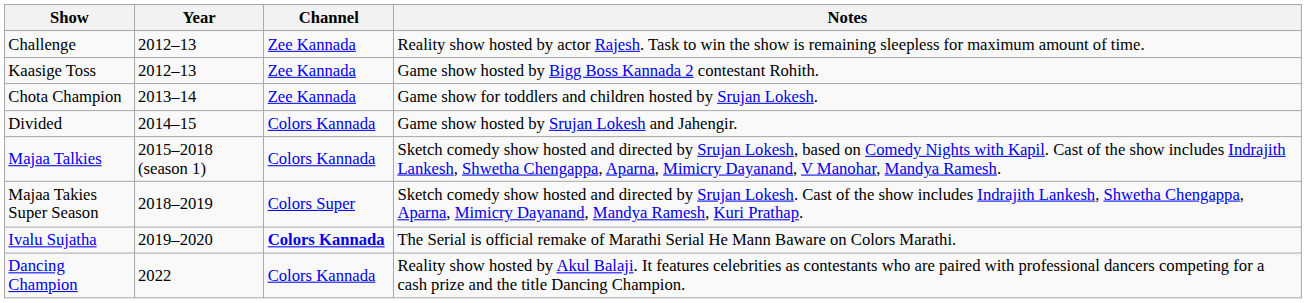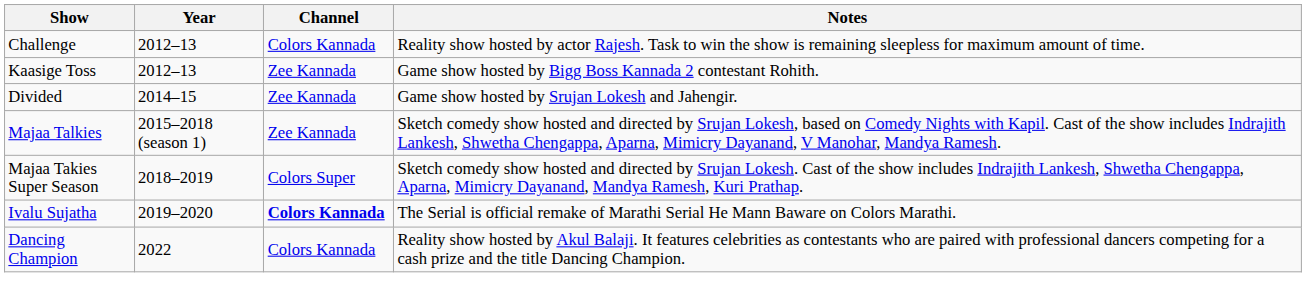(312, 44) Zee Kannada -> (322, 44) Colors Kannada
- row: (65, 96)
(322, 123) Colors Kannada -> (312, 96) Zee Kannada
(322, 159) Colors Kannada -> (312, 132) Zee Kannada
